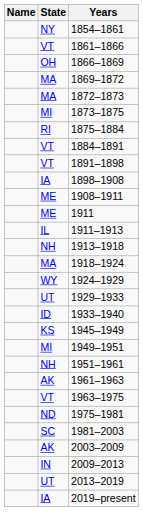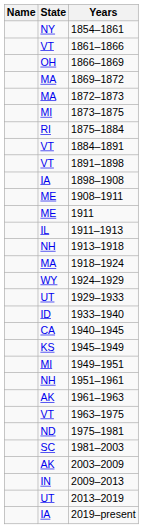+ row: (98, 331)
